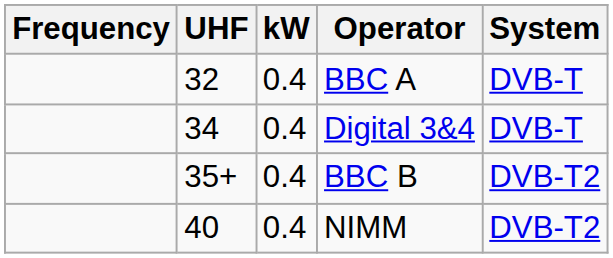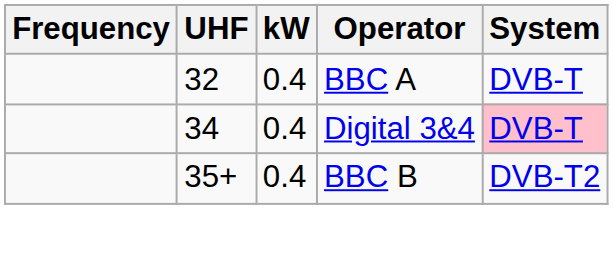(536, 128) no background -> (536, 128) pink background
- row: (366, 227)
